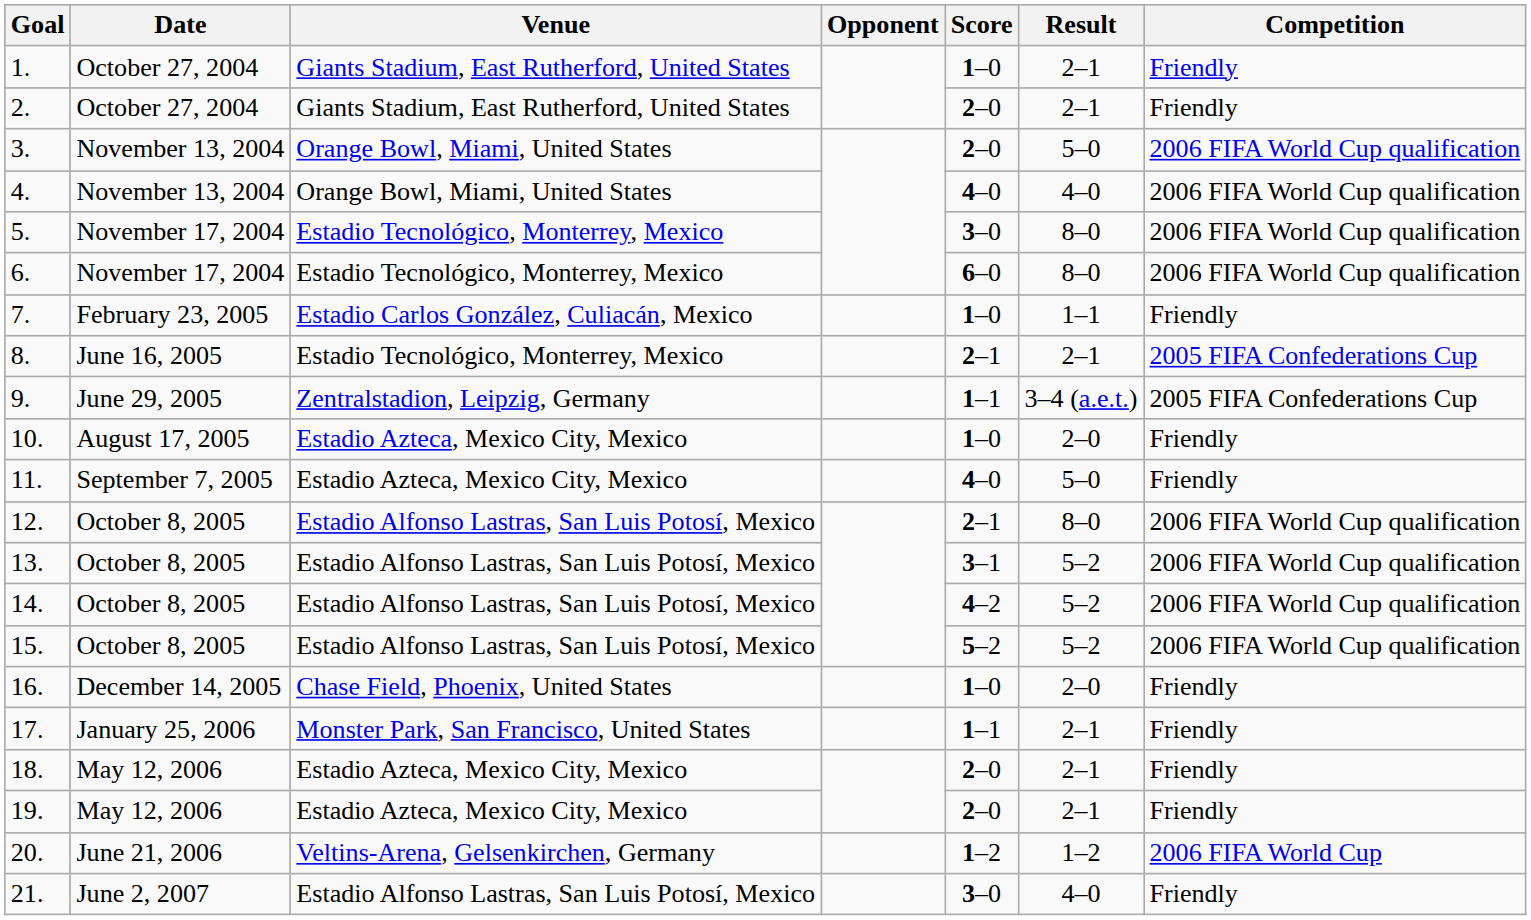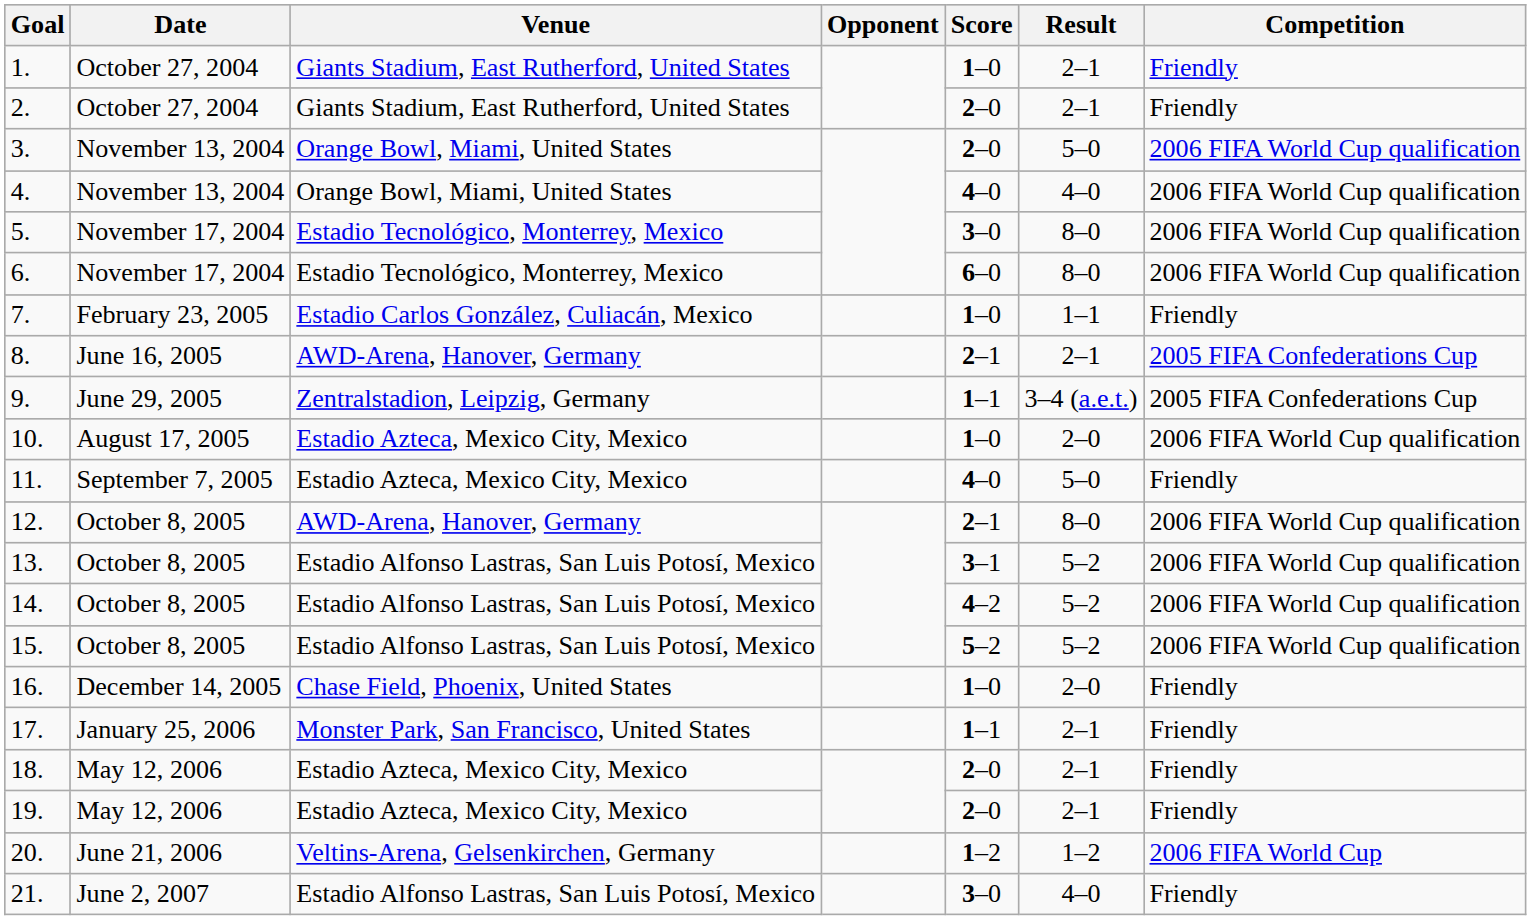(510, 356) Estadio Tecnológico, Monterrey, Mexico -> (469, 356) AWD-Arena, Hanover, Germany
(1194, 438) Friendly -> (1335, 438) 2006 FIFA World Cup qualification
(556, 521) Estadio Alfonso Lastras, San Luis Potosí, Mexico -> (469, 521) AWD-Arena, Hanover, Germany
